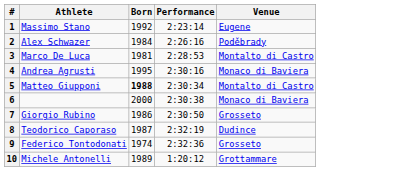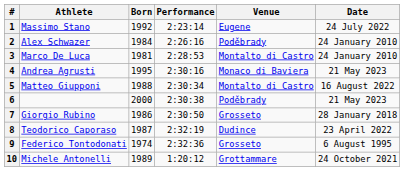+ column: (358, 11)
(142, 85) bold -> (142, 85) normal
(264, 100) Monaco di Baviera -> (242, 100) Poděbrady
